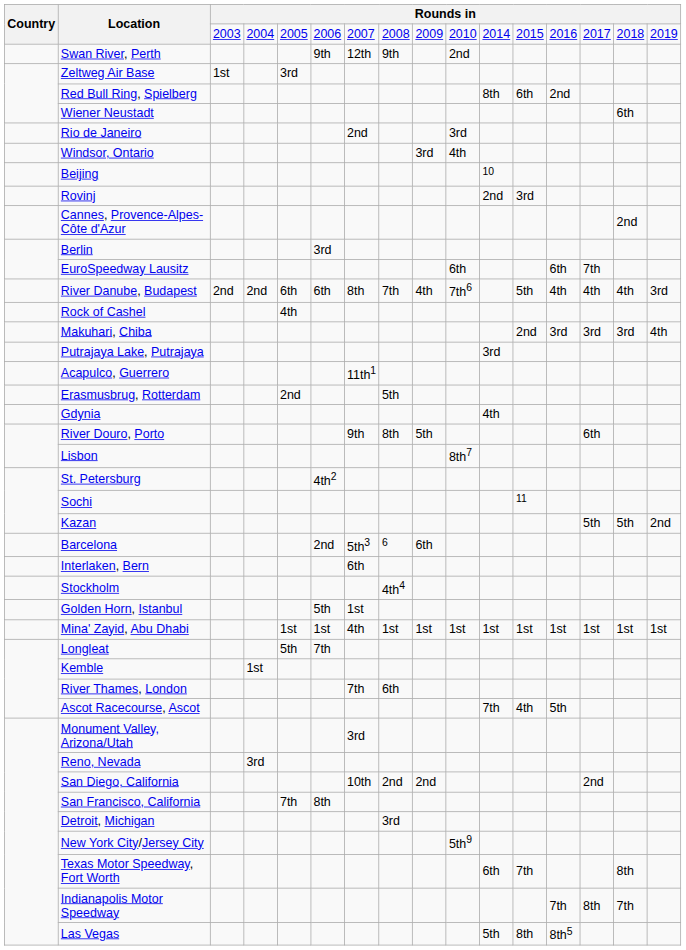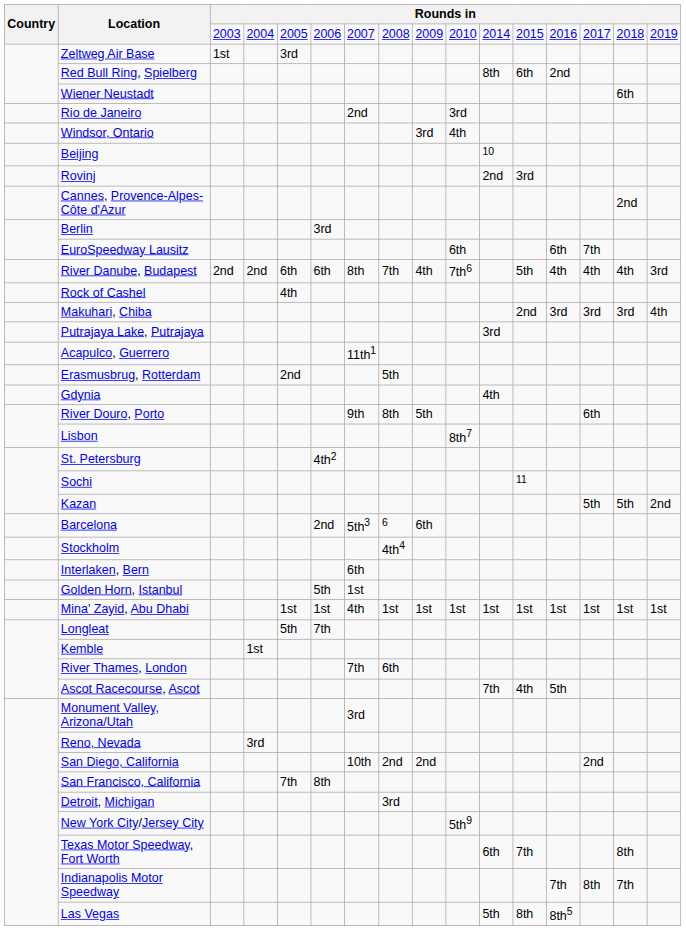- row: (111, 53)
rows swapped: (105, 566) <-> (90, 588)
